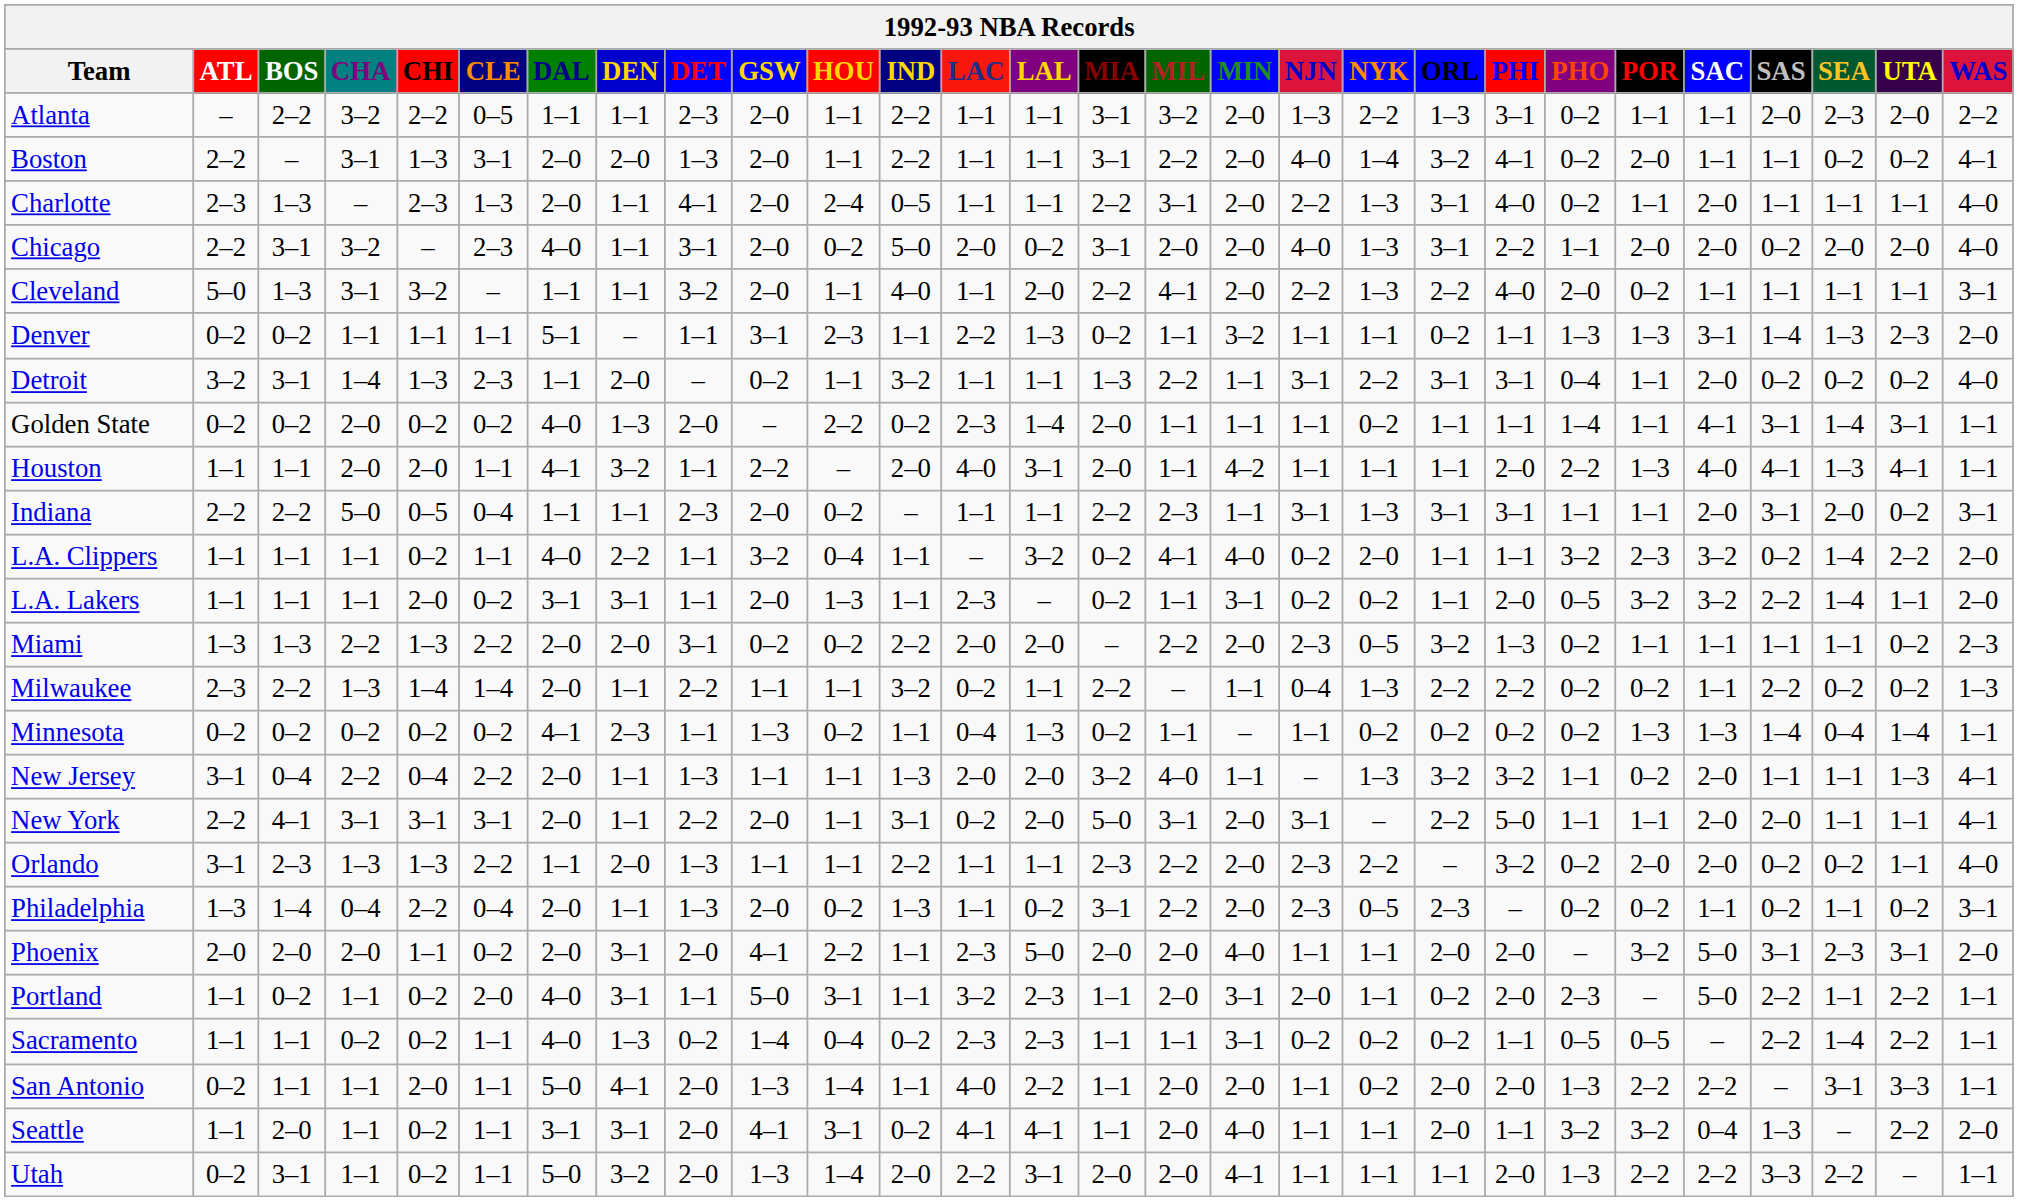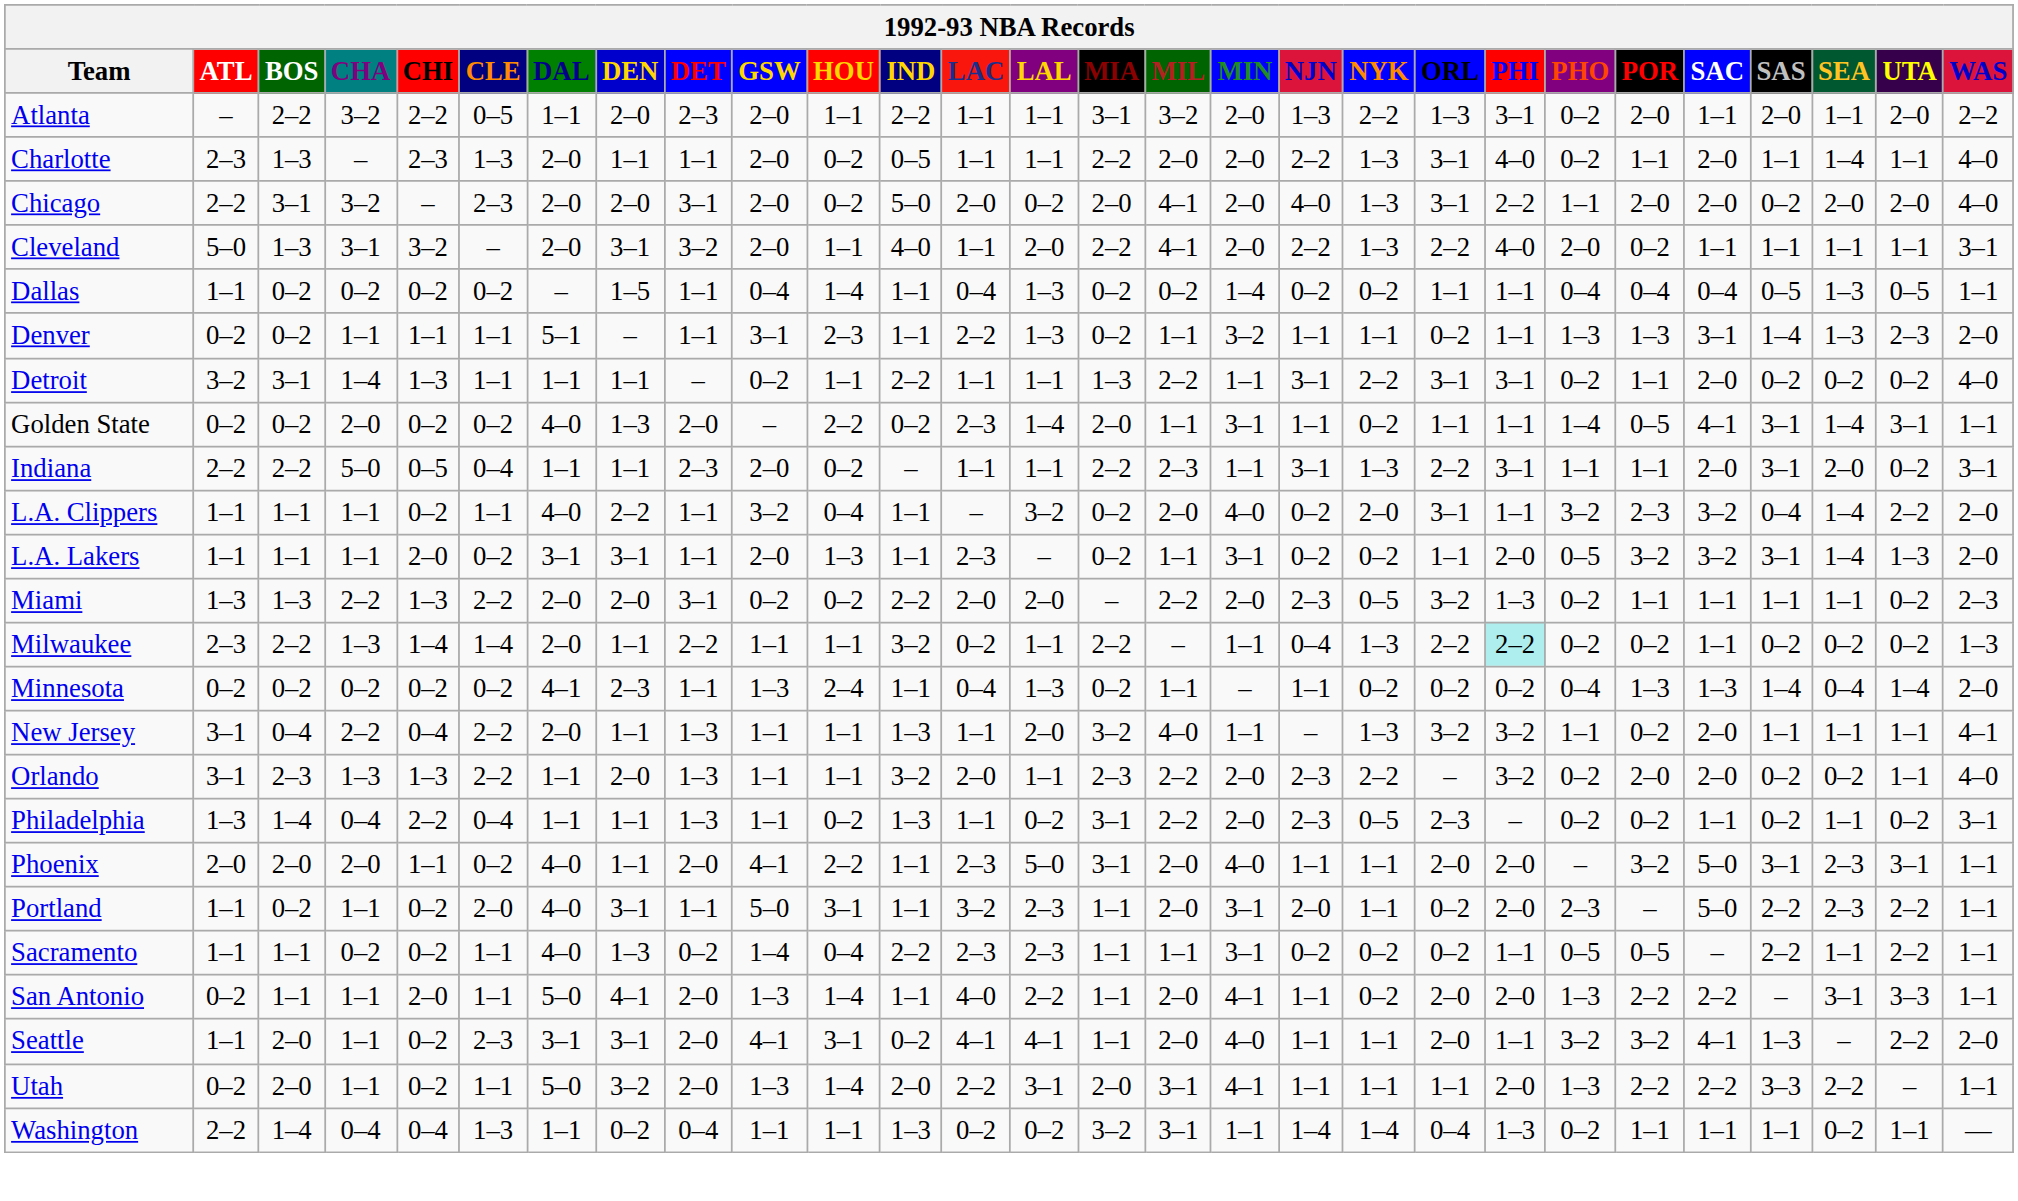(630, 114) 1–1 -> (630, 114) 2–0
(1650, 114) 1–1 -> (1650, 114) 2–0
(1844, 114) 2–3 -> (1844, 114) 1–1
- row: (49, 159)
(698, 203) 4–1 -> (698, 159) 1–1
(843, 203) 2–4 -> (843, 159) 0–2
(1178, 203) 3–1 -> (1178, 159) 2–0
(1844, 203) 1–1 -> (1844, 159) 1–4
(561, 247) 4–0 -> (561, 203) 2–0
(630, 247) 1–1 -> (630, 203) 2–0
(1112, 247) 3–1 -> (1112, 203) 2–0
(1178, 247) 2–0 -> (1178, 203) 4–1
(561, 291) 1–1 -> (561, 247) 2–0
(630, 291) 1–1 -> (630, 247) 3–1
+ row: (45, 291)
(493, 379) 2–3 -> (493, 379) 1–1
(630, 379) 2–0 -> (630, 379) 1–1
(911, 379) 3–2 -> (911, 379) 2–2
(1580, 379) 0–4 -> (1580, 379) 0–2
(1245, 423) 1–1 -> (1245, 423) 3–1
(1650, 423) 1–1 -> (1650, 423) 0–5
- row: (56, 467)
(1450, 511) 3–1 -> (1450, 467) 2–2
(1178, 556) 4–1 -> (1178, 511) 2–0
(1450, 556) 1–1 -> (1450, 511) 3–1
(1781, 556) 0–2 -> (1781, 511) 0–4
(1781, 600) 2–2 -> (1781, 556) 3–1
(1910, 600) 1–1 -> (1910, 556) 1–3
(1515, 688) no background -> (1515, 644) paleturquoise background
(1781, 688) 2–2 -> (1781, 644) 0–2
(843, 732) 0–2 -> (843, 688) 2–4
(1580, 732) 0–2 -> (1580, 688) 0–4
(1978, 732) 1–1 -> (1978, 688) 2–0
(976, 776) 2–0 -> (976, 732) 1–1
(1910, 776) 1–3 -> (1910, 732) 1–1
- row: (65, 820)
(911, 864) 2–2 -> (911, 776) 3–2
(976, 864) 1–1 -> (976, 776) 2–0
(561, 908) 2–0 -> (561, 820) 1–1
(769, 908) 2–0 -> (769, 820) 1–1
(561, 953) 2–0 -> (561, 864) 4–0
(630, 953) 3–1 -> (630, 864) 1–1
(1112, 953) 2–0 -> (1112, 864) 3–1
(1978, 953) 2–0 -> (1978, 864) 1–1
(1844, 997) 1–1 -> (1844, 908) 2–3
(911, 1041) 0–2 -> (911, 953) 2–2
(1844, 1041) 1–4 -> (1844, 953) 1–1
(1245, 1085) 2–0 -> (1245, 997) 4–1
(493, 1129) 1–1 -> (493, 1041) 2–3
(1717, 1129) 0–4 -> (1717, 1041) 4–1
(292, 1173) 3–1 -> (292, 1085) 2–0
(1178, 1173) 2–0 -> (1178, 1085) 3–1
+ row: (75, 1129)
